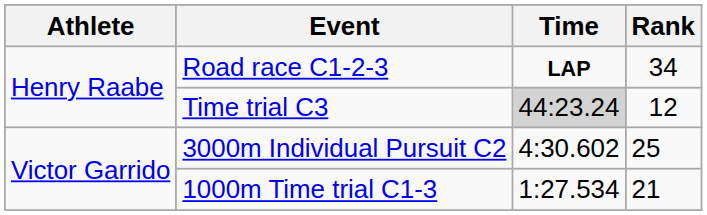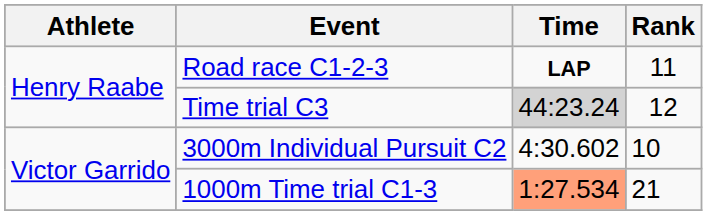(663, 67) 34 -> (663, 67) 11
(646, 149) 25 -> (646, 149) 10
(569, 190) no background -> (569, 190) lightsalmon background
